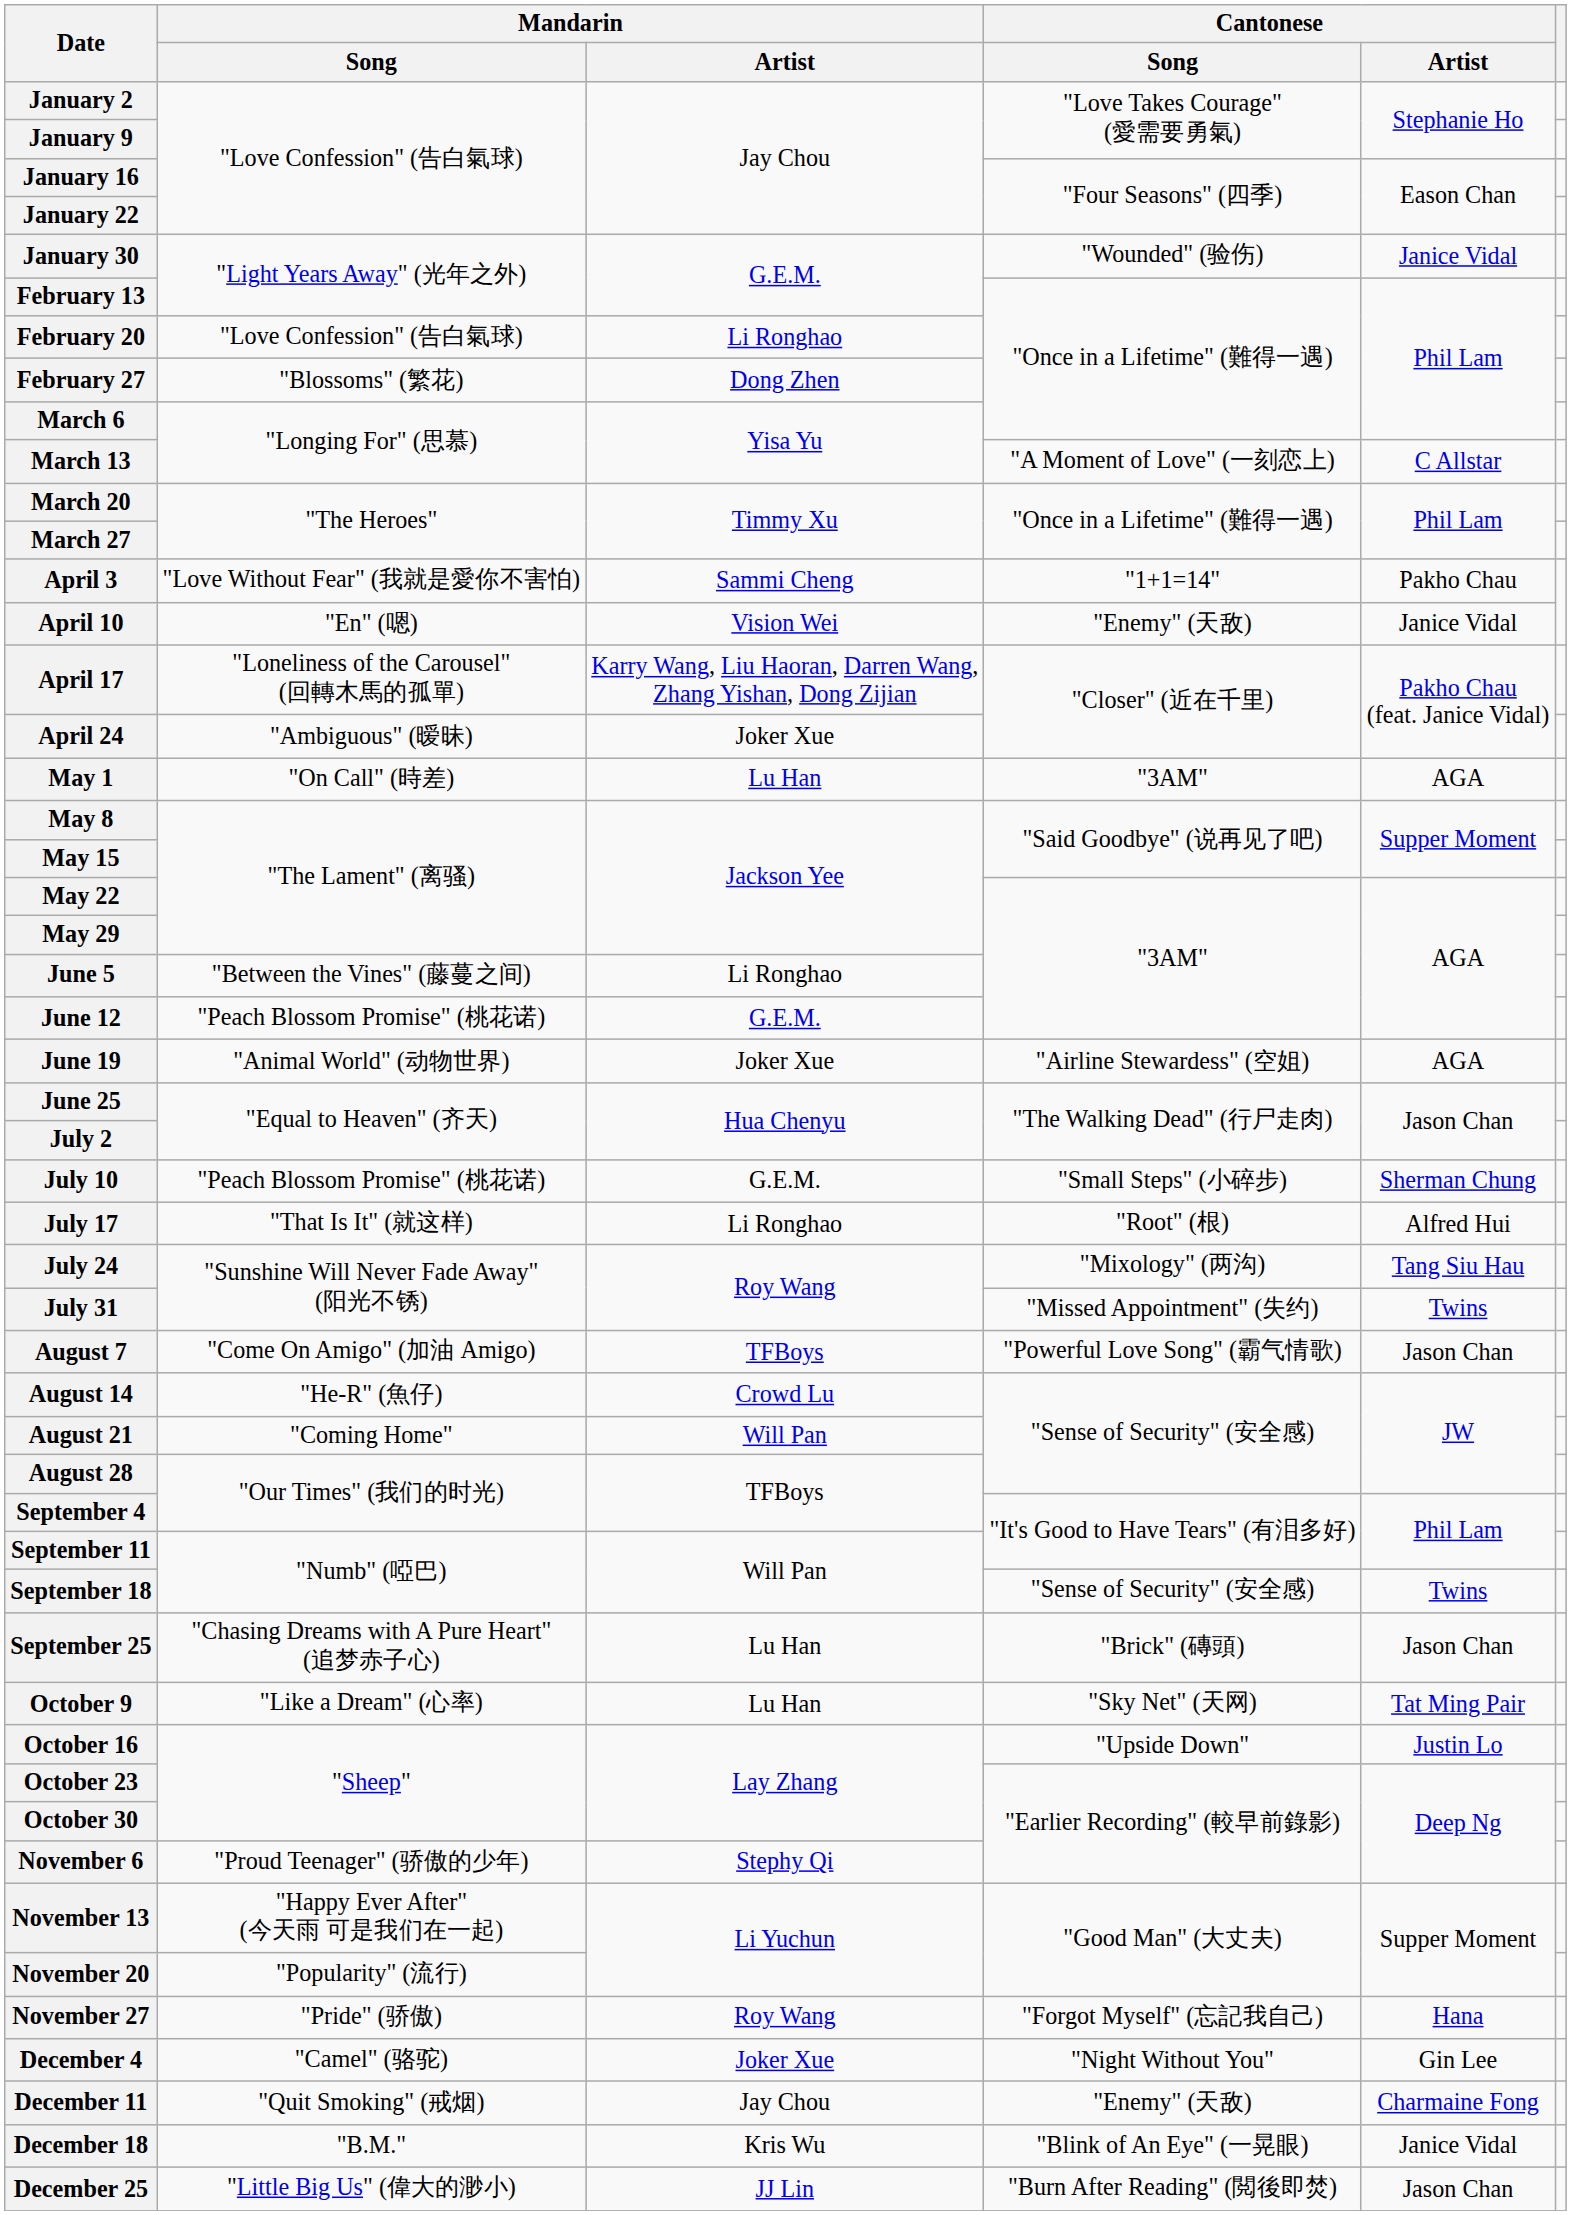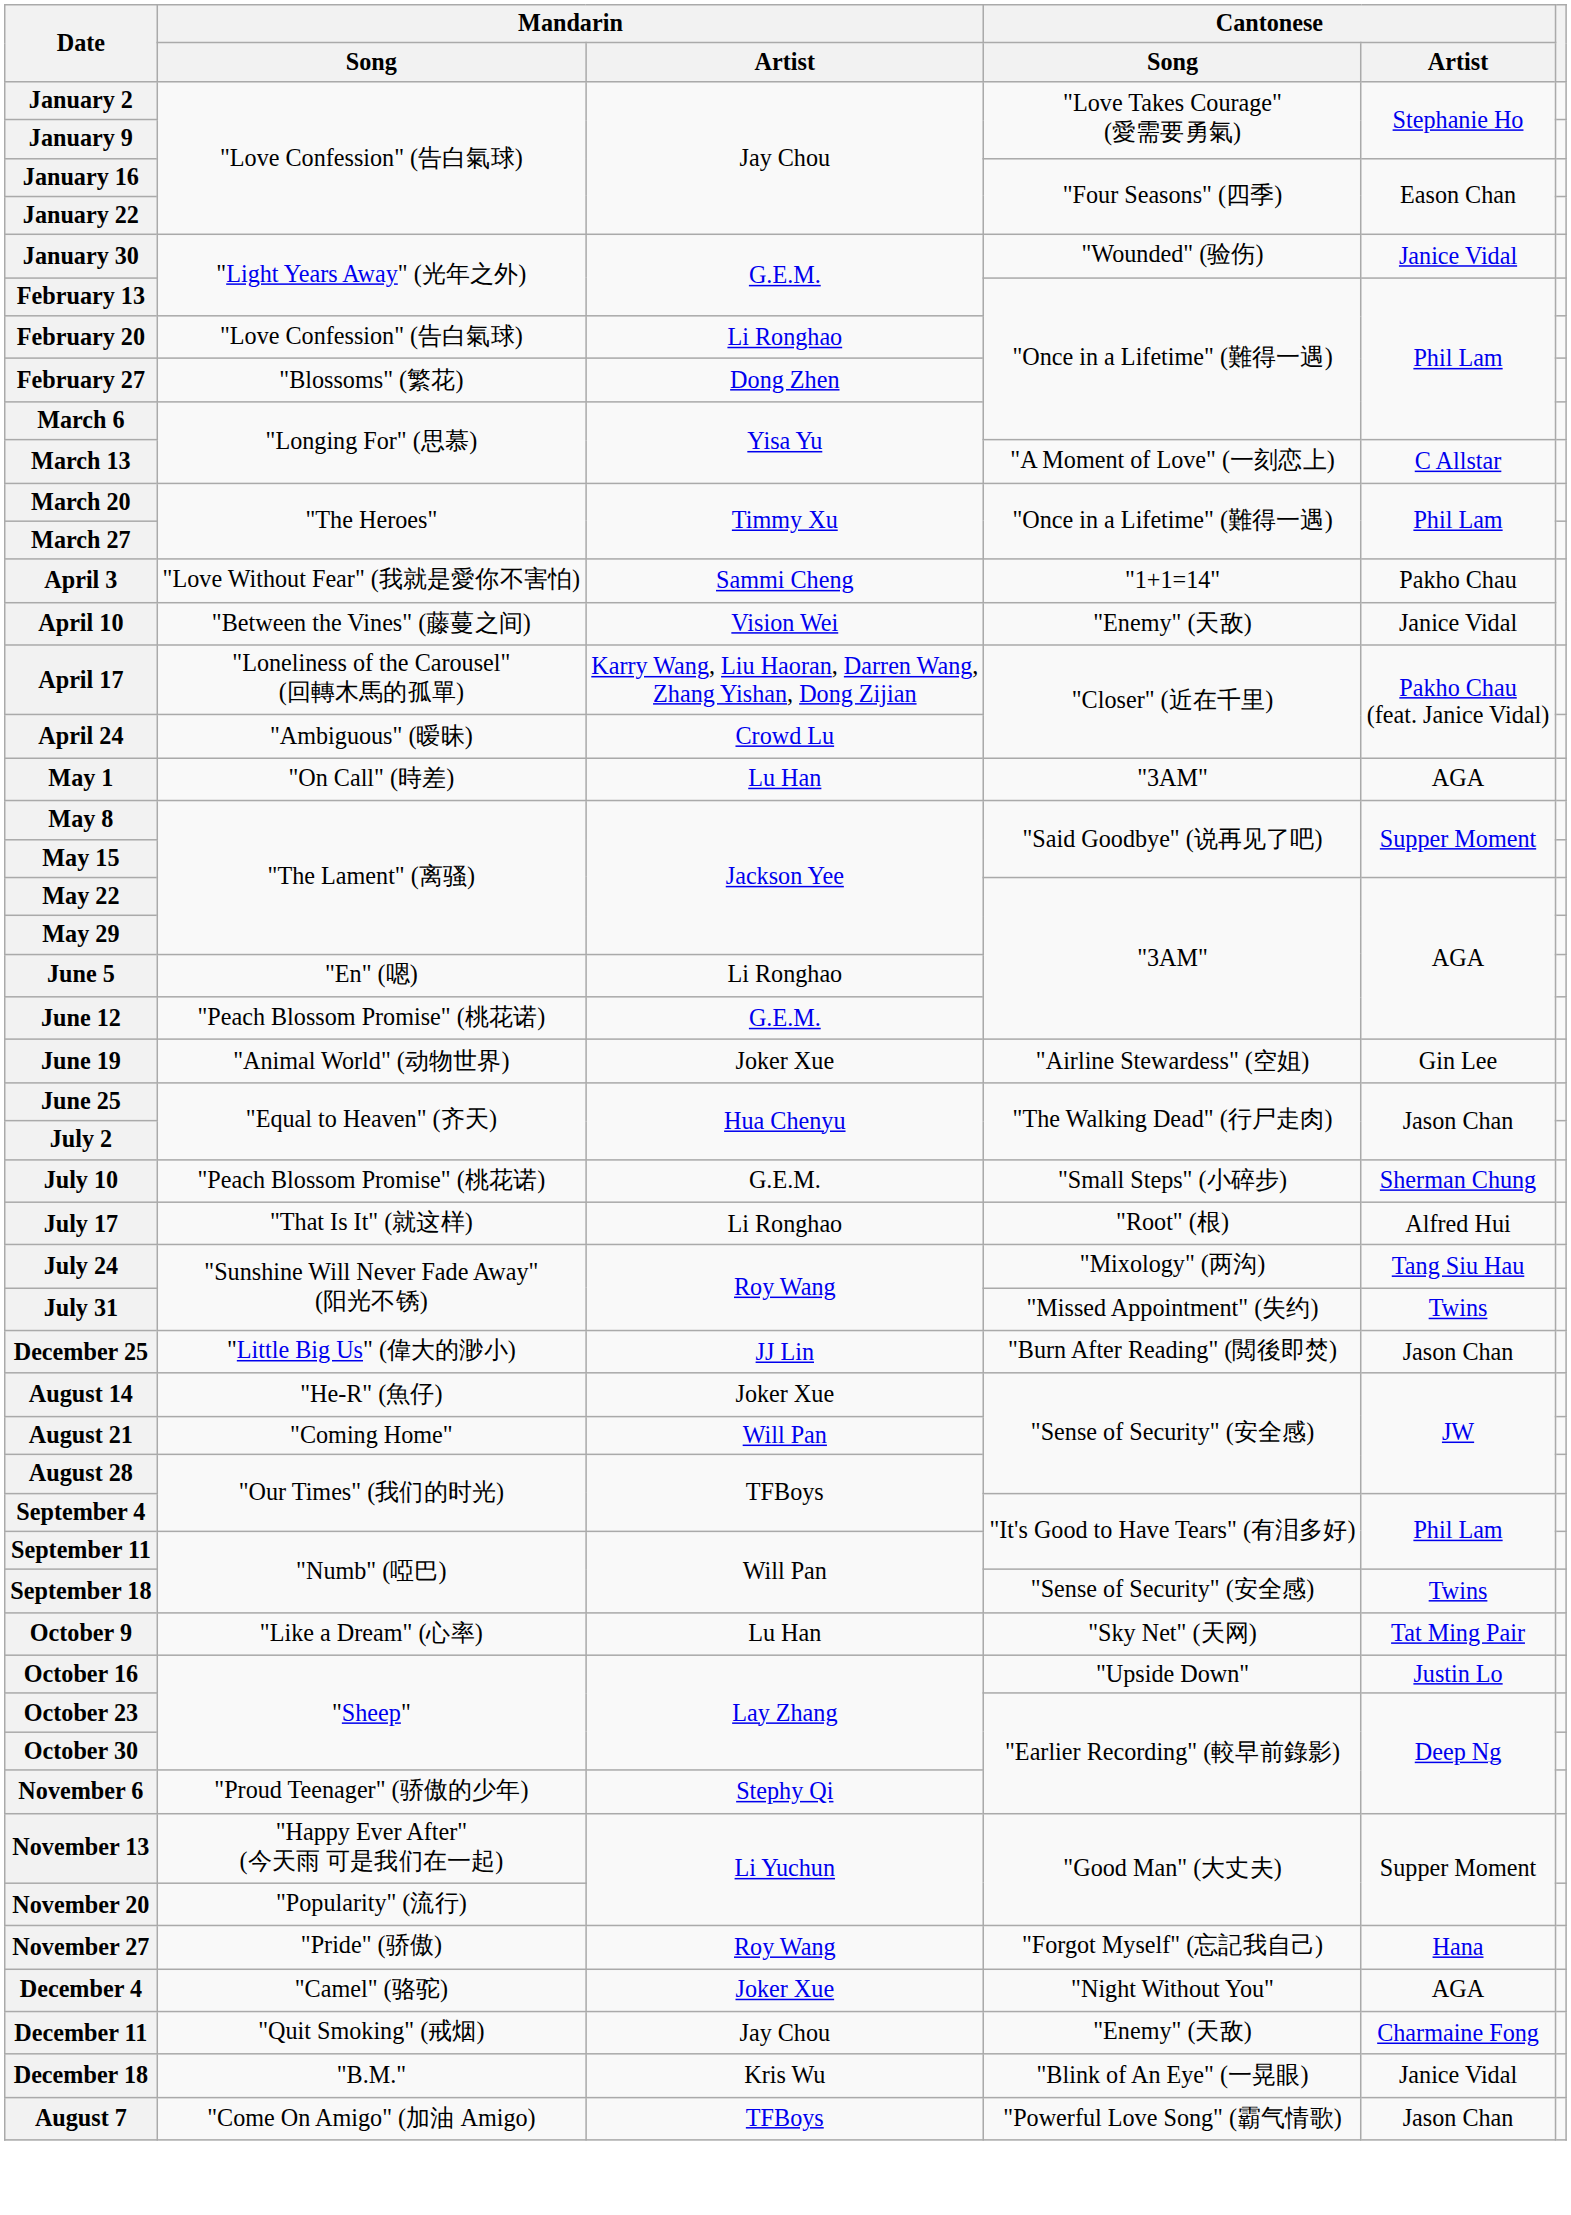(371, 622) "En" (嗯) -> (371, 622) "Between the Vines" (藤蔓之间)
(785, 736) Joker Xue -> (785, 736) Crowd Lu
(371, 974) "Between the Vines" (藤蔓之间) -> (371, 974) "En" (嗯)
(1458, 1060) AGA -> (1458, 1060) Gin Lee
rows swapped: (81, 1351) <-> (81, 2188)
(785, 1394) Crowd Lu -> (785, 1394) Joker Xue
- row: (81, 1647)
(1458, 2059) Gin Lee -> (1458, 1989) AGA
